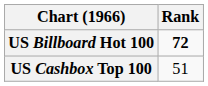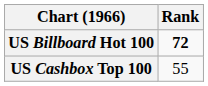(180, 68) 51 -> (180, 68) 55
